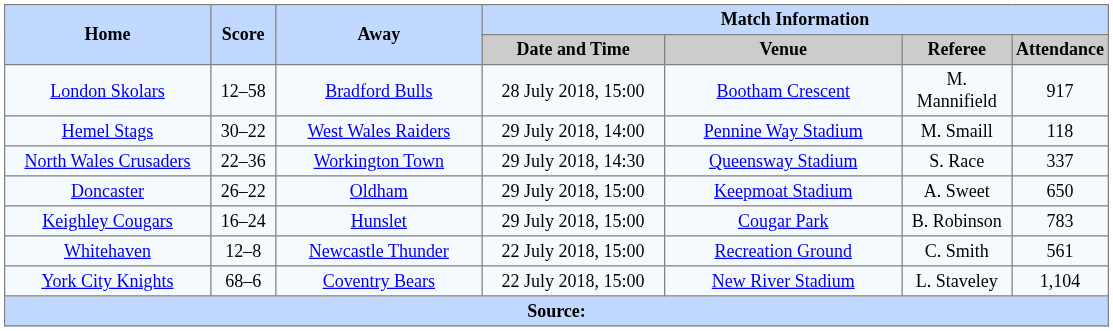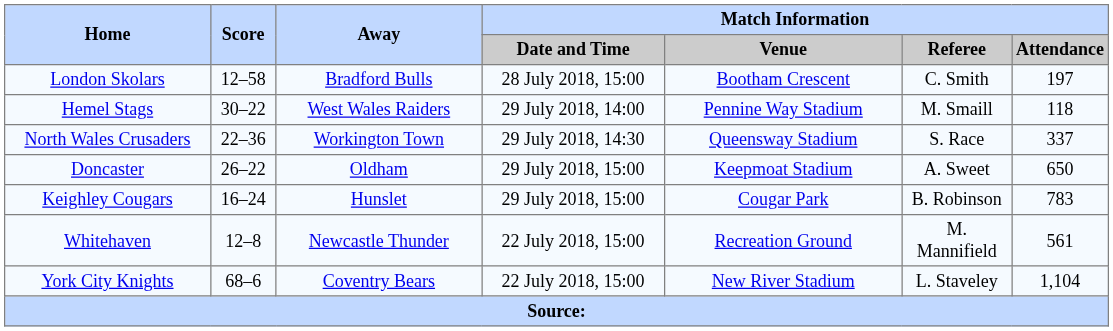(957, 90) M. Mannifield -> (957, 79) C. Smith
(1060, 90) 917 -> (1060, 79) 197
(957, 250) C. Smith -> (957, 240) M. Mannifield
